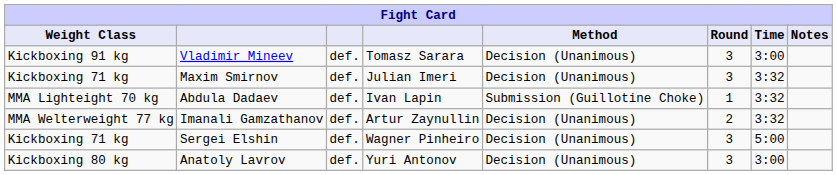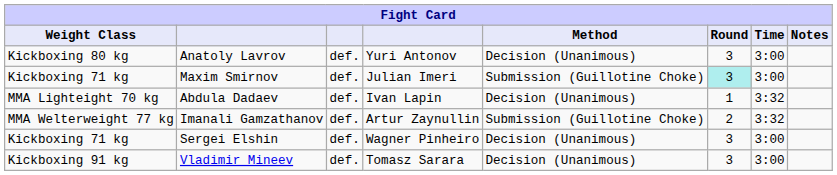rows swapped: (237, 57) <-> (233, 161)
(561, 78) Decision (Unanimous) -> (595, 78) Submission (Guillotine Choke)
(729, 78) no background -> (729, 78) paleturquoise background
(770, 78) 3:32 -> (770, 78) 3:00
(595, 98) Submission (Guillotine Choke) -> (561, 98) Decision (Unanimous)
(561, 119) Decision (Unanimous) -> (595, 119) Submission (Guillotine Choke)
(770, 140) 5:00 -> (770, 140) 3:00
